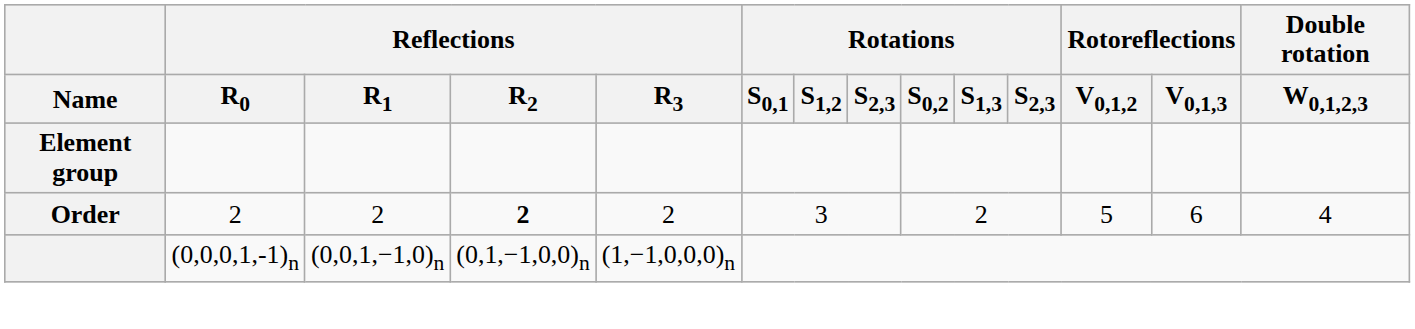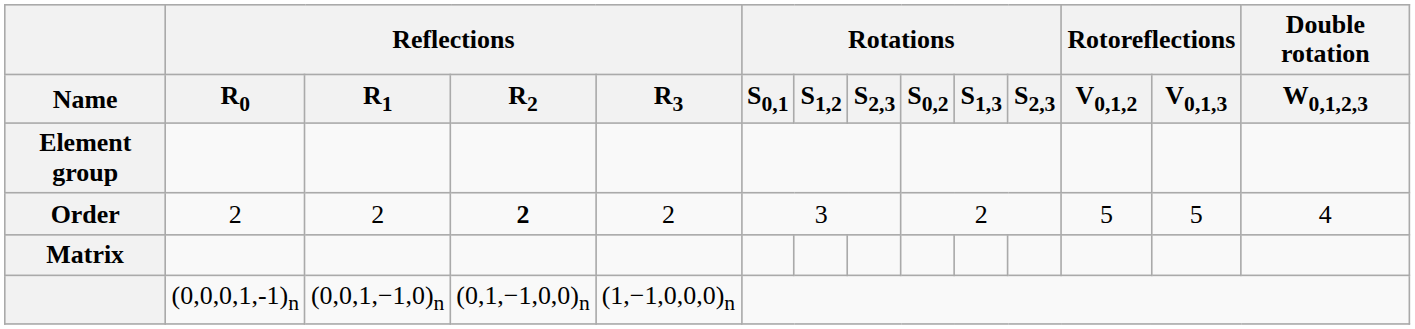(1196, 213) 6 -> (1196, 213) 5
+ row: (85, 254)
